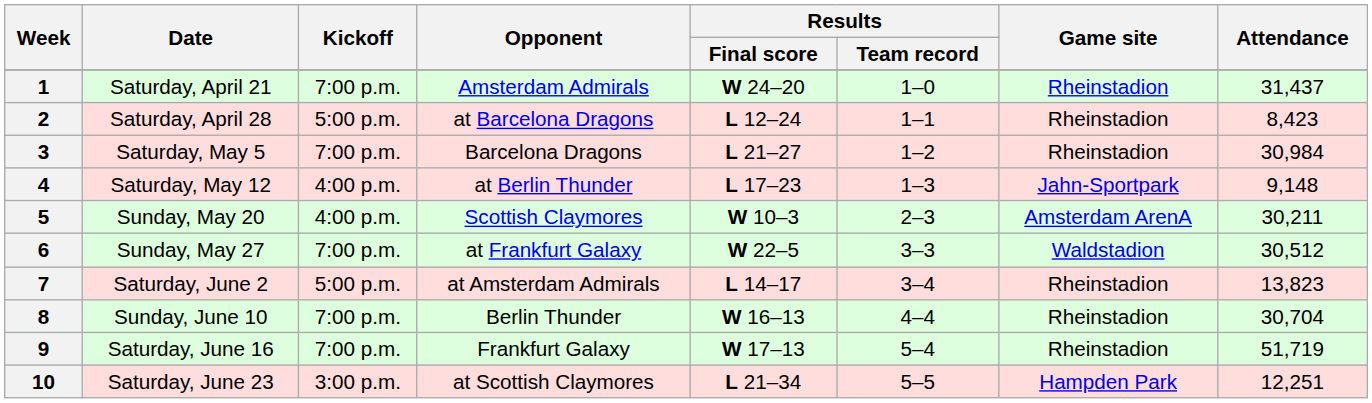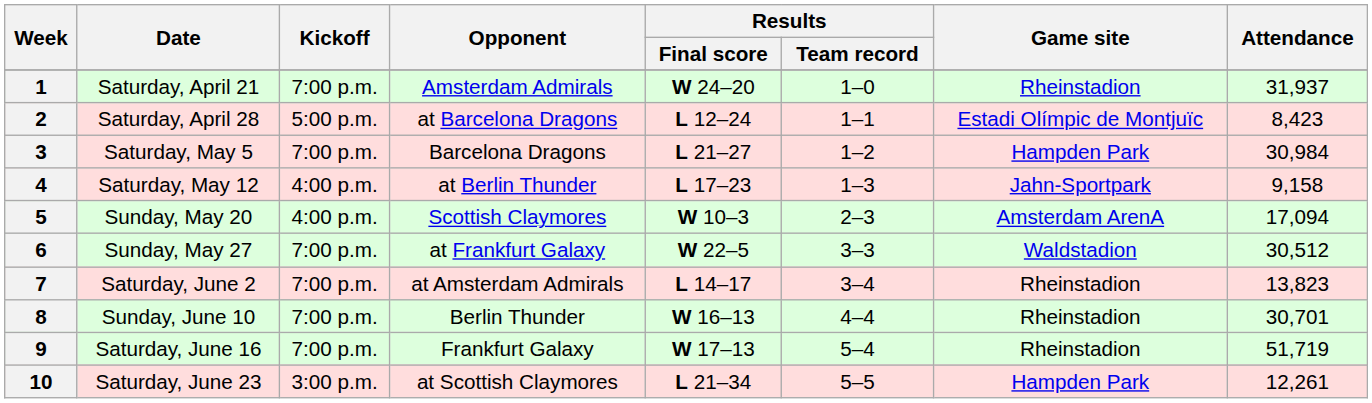(1292, 87) 31,437 -> (1297, 87) 31,937
(1108, 119) Rheinstadion -> (1080, 119) Estadi Olímpic de Montjuïc
(1108, 152) Rheinstadion -> (1080, 152) Hampden Park
(1292, 185) 9,148 -> (1297, 185) 9,158
(1292, 218) 30,211 -> (1297, 218) 17,094
(358, 283) 5:00 p.m. -> (335, 283) 7:00 p.m.
(1292, 316) 30,704 -> (1297, 316) 30,701
(1292, 381) 12,251 -> (1297, 381) 12,261
